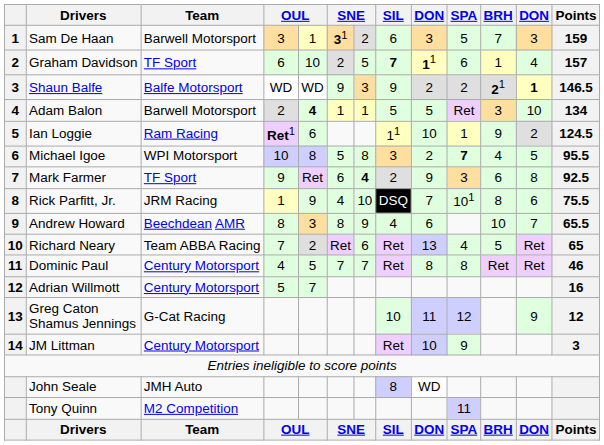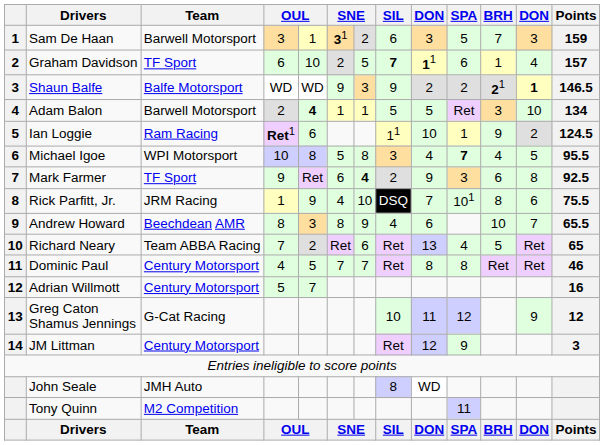(429, 156) 2 -> (429, 156) 4
(429, 344) 10 -> (429, 344) 12
